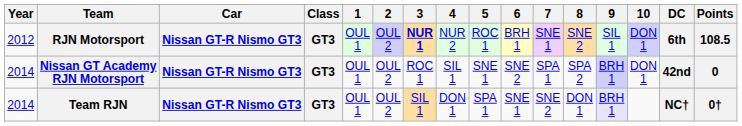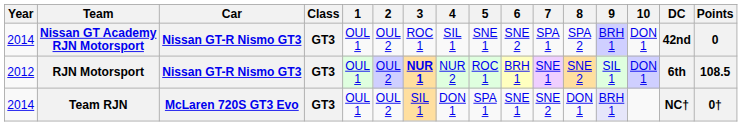rows swapped: (98, 39) <-> (98, 72)
(232, 104) Nissan GT-R Nismo GT3 -> (232, 104) McLaren 720S GT3 Evo
